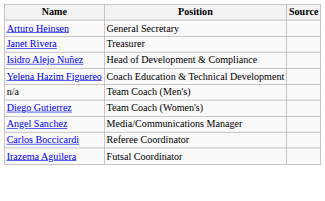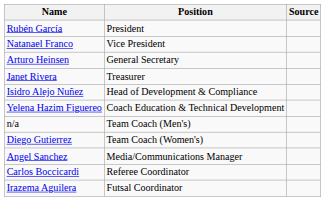+ row: (34, 28)
+ row: (40, 44)
